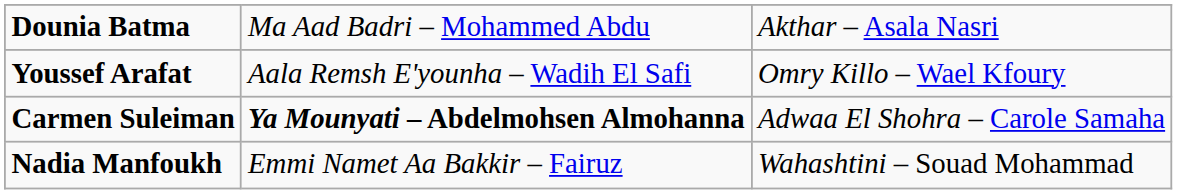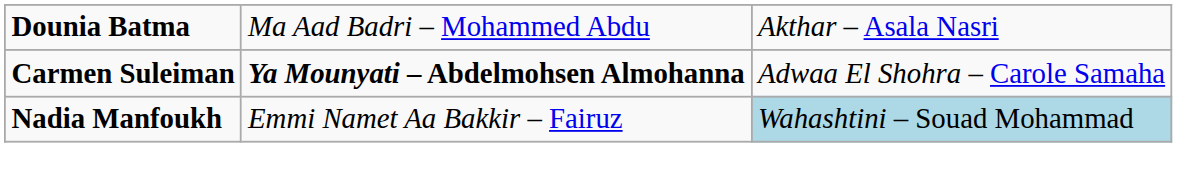- row: (102, 73)
(946, 164) no background -> (946, 118) lightblue background
